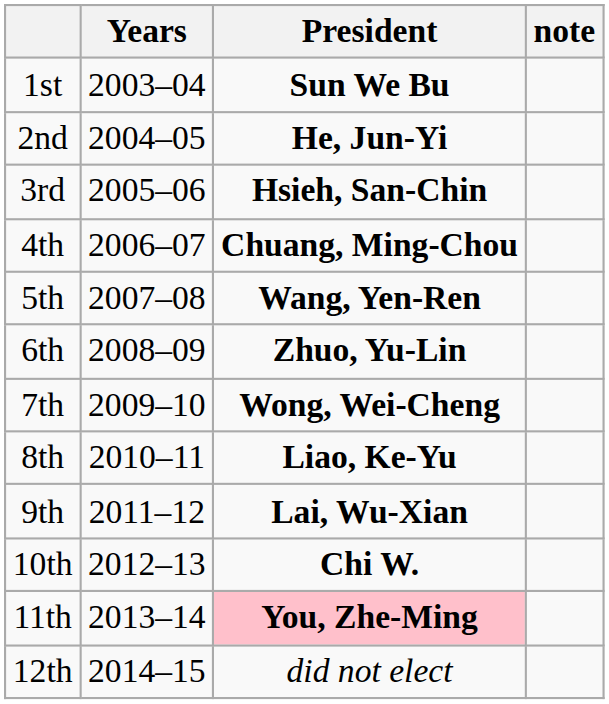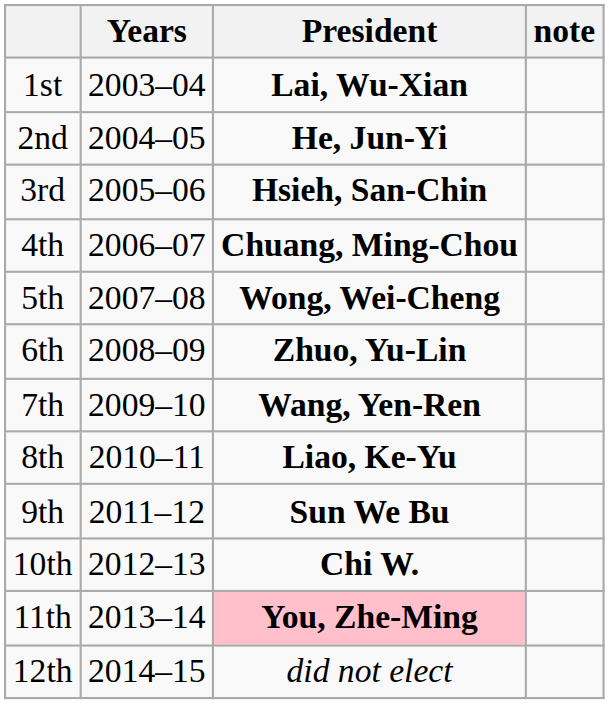(370, 84) Sun We Bu -> (370, 84) Lai, Wu-Xian
(370, 297) Wang, Yen-Ren -> (370, 297) Wong, Wei-Cheng
(370, 404) Wong, Wei-Cheng -> (370, 404) Wang, Yen-Ren
(370, 510) Lai, Wu-Xian -> (370, 510) Sun We Bu
